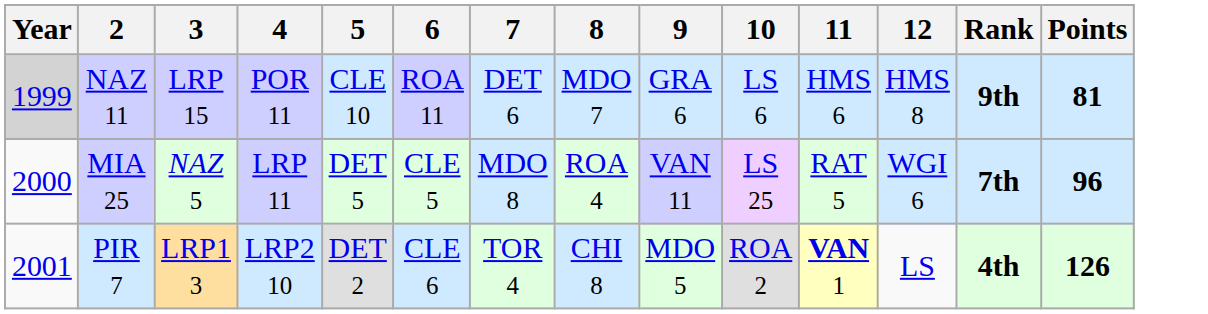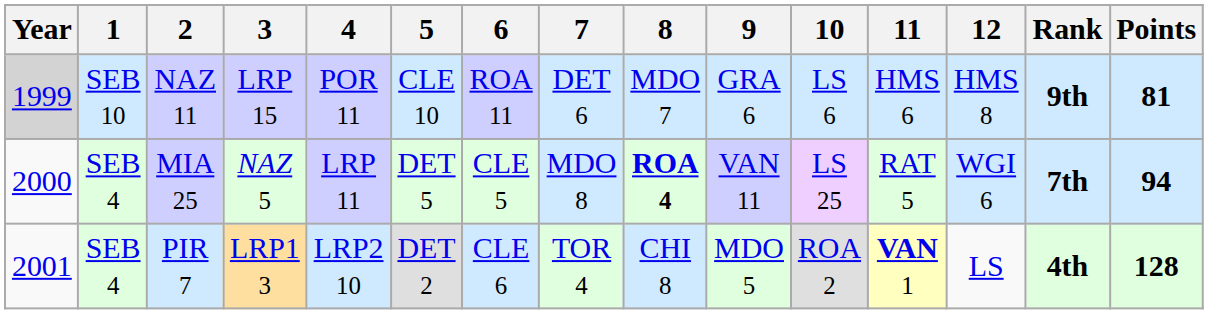+ column: (113, 29)
(596, 181) normal -> (665, 181) bold
(1087, 181) 96 -> (1156, 181) 94
(1087, 266) 126 -> (1156, 266) 128
